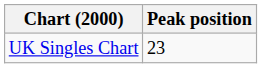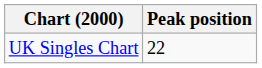(156, 47) 23 -> (156, 47) 22
